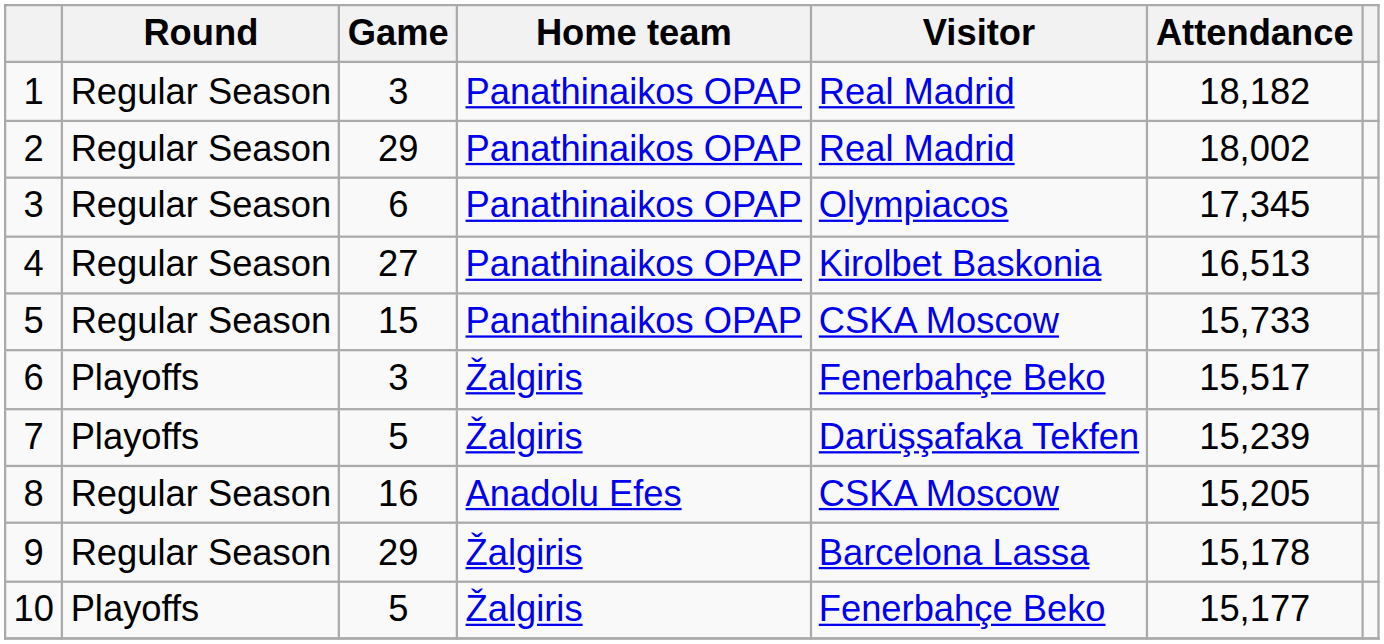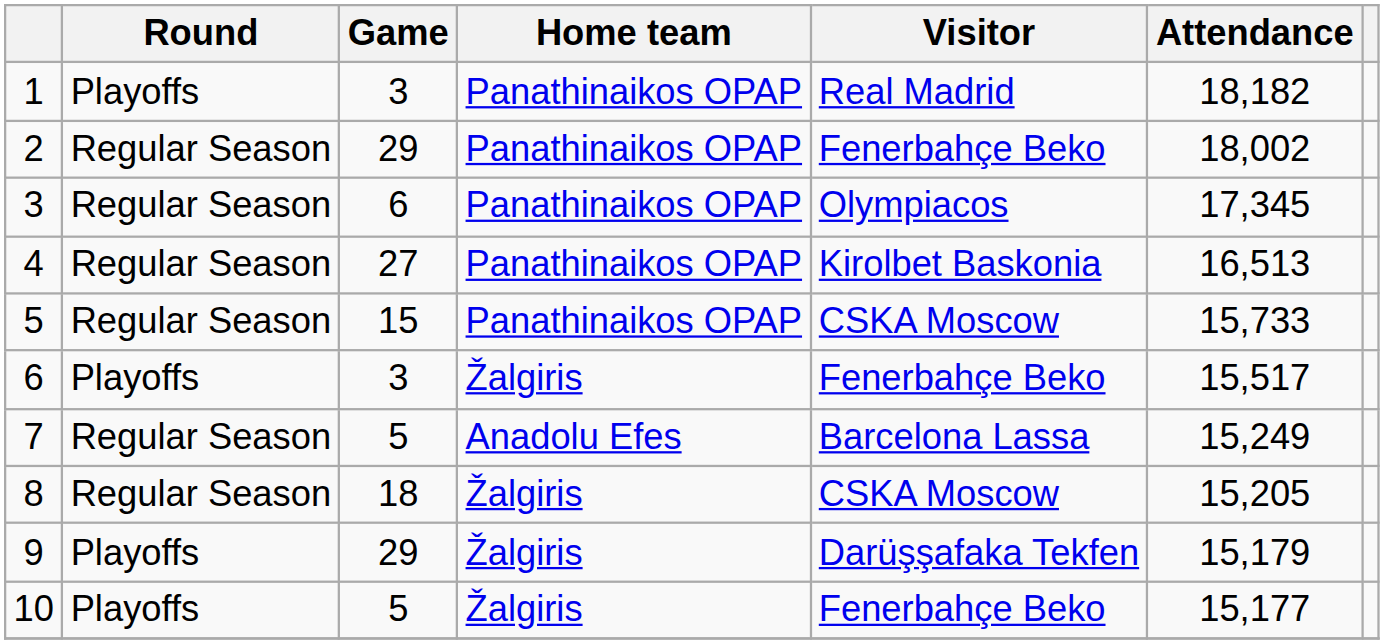(201, 90) Regular Season -> (135, 90) Playoffs
(917, 148) Real Madrid -> (962, 148) Fenerbahçe Beko
(135, 436) Playoffs -> (201, 436) Regular Season
(524, 436) Žalgiris -> (574, 436) Anadolu Efes
(979, 436) Darüşşafaka Tekfen -> (954, 436) Barcelona Lassa
(1255, 436) 15,239 -> (1255, 436) 15,249
(398, 494) 16 -> (398, 494) 18
(574, 494) Anadolu Efes -> (524, 494) Žalgiris
(201, 551) Regular Season -> (135, 551) Playoffs
(954, 551) Barcelona Lassa -> (979, 551) Darüşşafaka Tekfen
(1255, 551) 15,178 -> (1255, 551) 15,179
